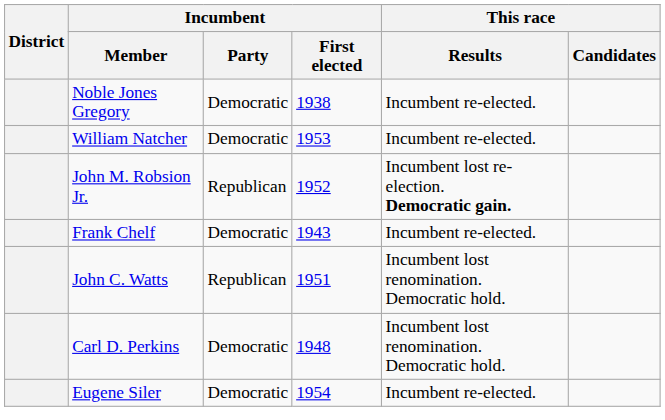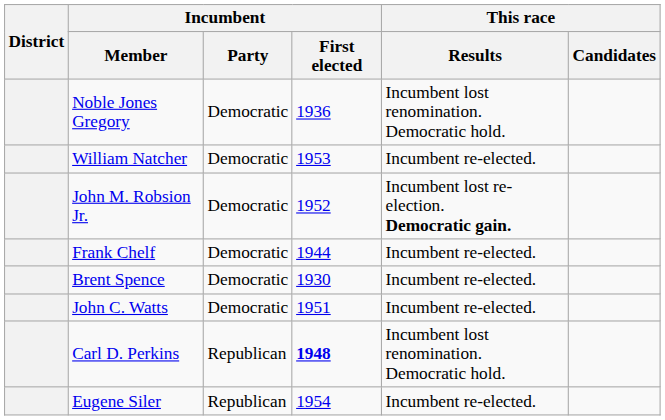(313, 102) 1938 -> (313, 111) 1936
(461, 102) Incumbent re-elected. -> (446, 111) Incumbent lost renomination. Democratic hold.
(247, 186) Republican -> (248, 205) Democratic
(313, 232) 1943 -> (313, 252) 1944
+ row: (118, 279)
(247, 279) Republican -> (248, 307) Democratic
(446, 279) Incumbent lost renomination. Democratic hold. -> (461, 307) Incumbent re-elected.
(248, 346) Democratic -> (247, 354) Republican
(313, 346) normal -> (313, 354) bold
(248, 392) Democratic -> (247, 400) Republican
